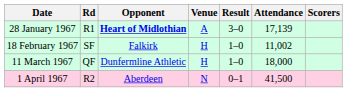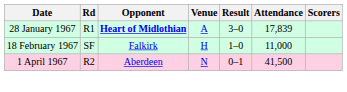(279, 29) 17,139 -> (279, 29) 17,839
(279, 46) 11,002 -> (279, 46) 11,000
- row: (42, 62)
